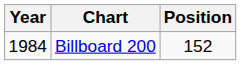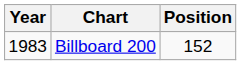(28, 45) 1984 -> (28, 45) 1983
